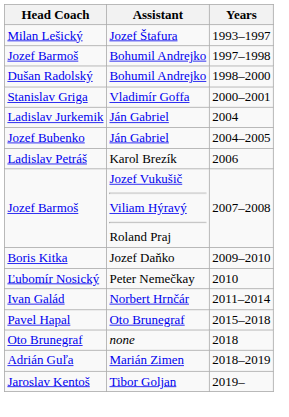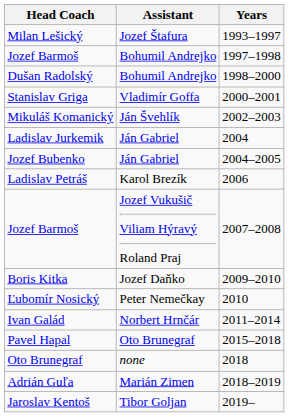+ row: (60, 117)
